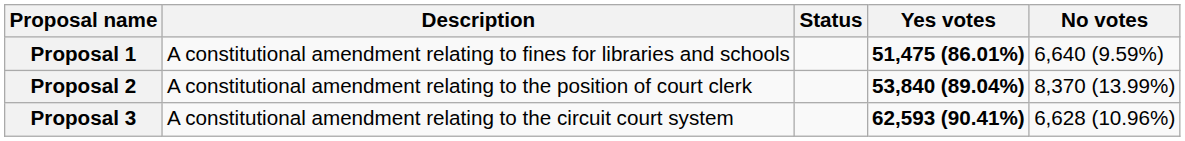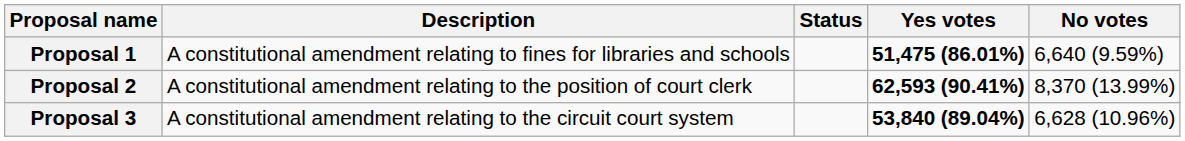(948, 86) 53,840 (89.04%) -> (948, 86) 62,593 (90.41%)
(948, 119) 62,593 (90.41%) -> (948, 119) 53,840 (89.04%)
